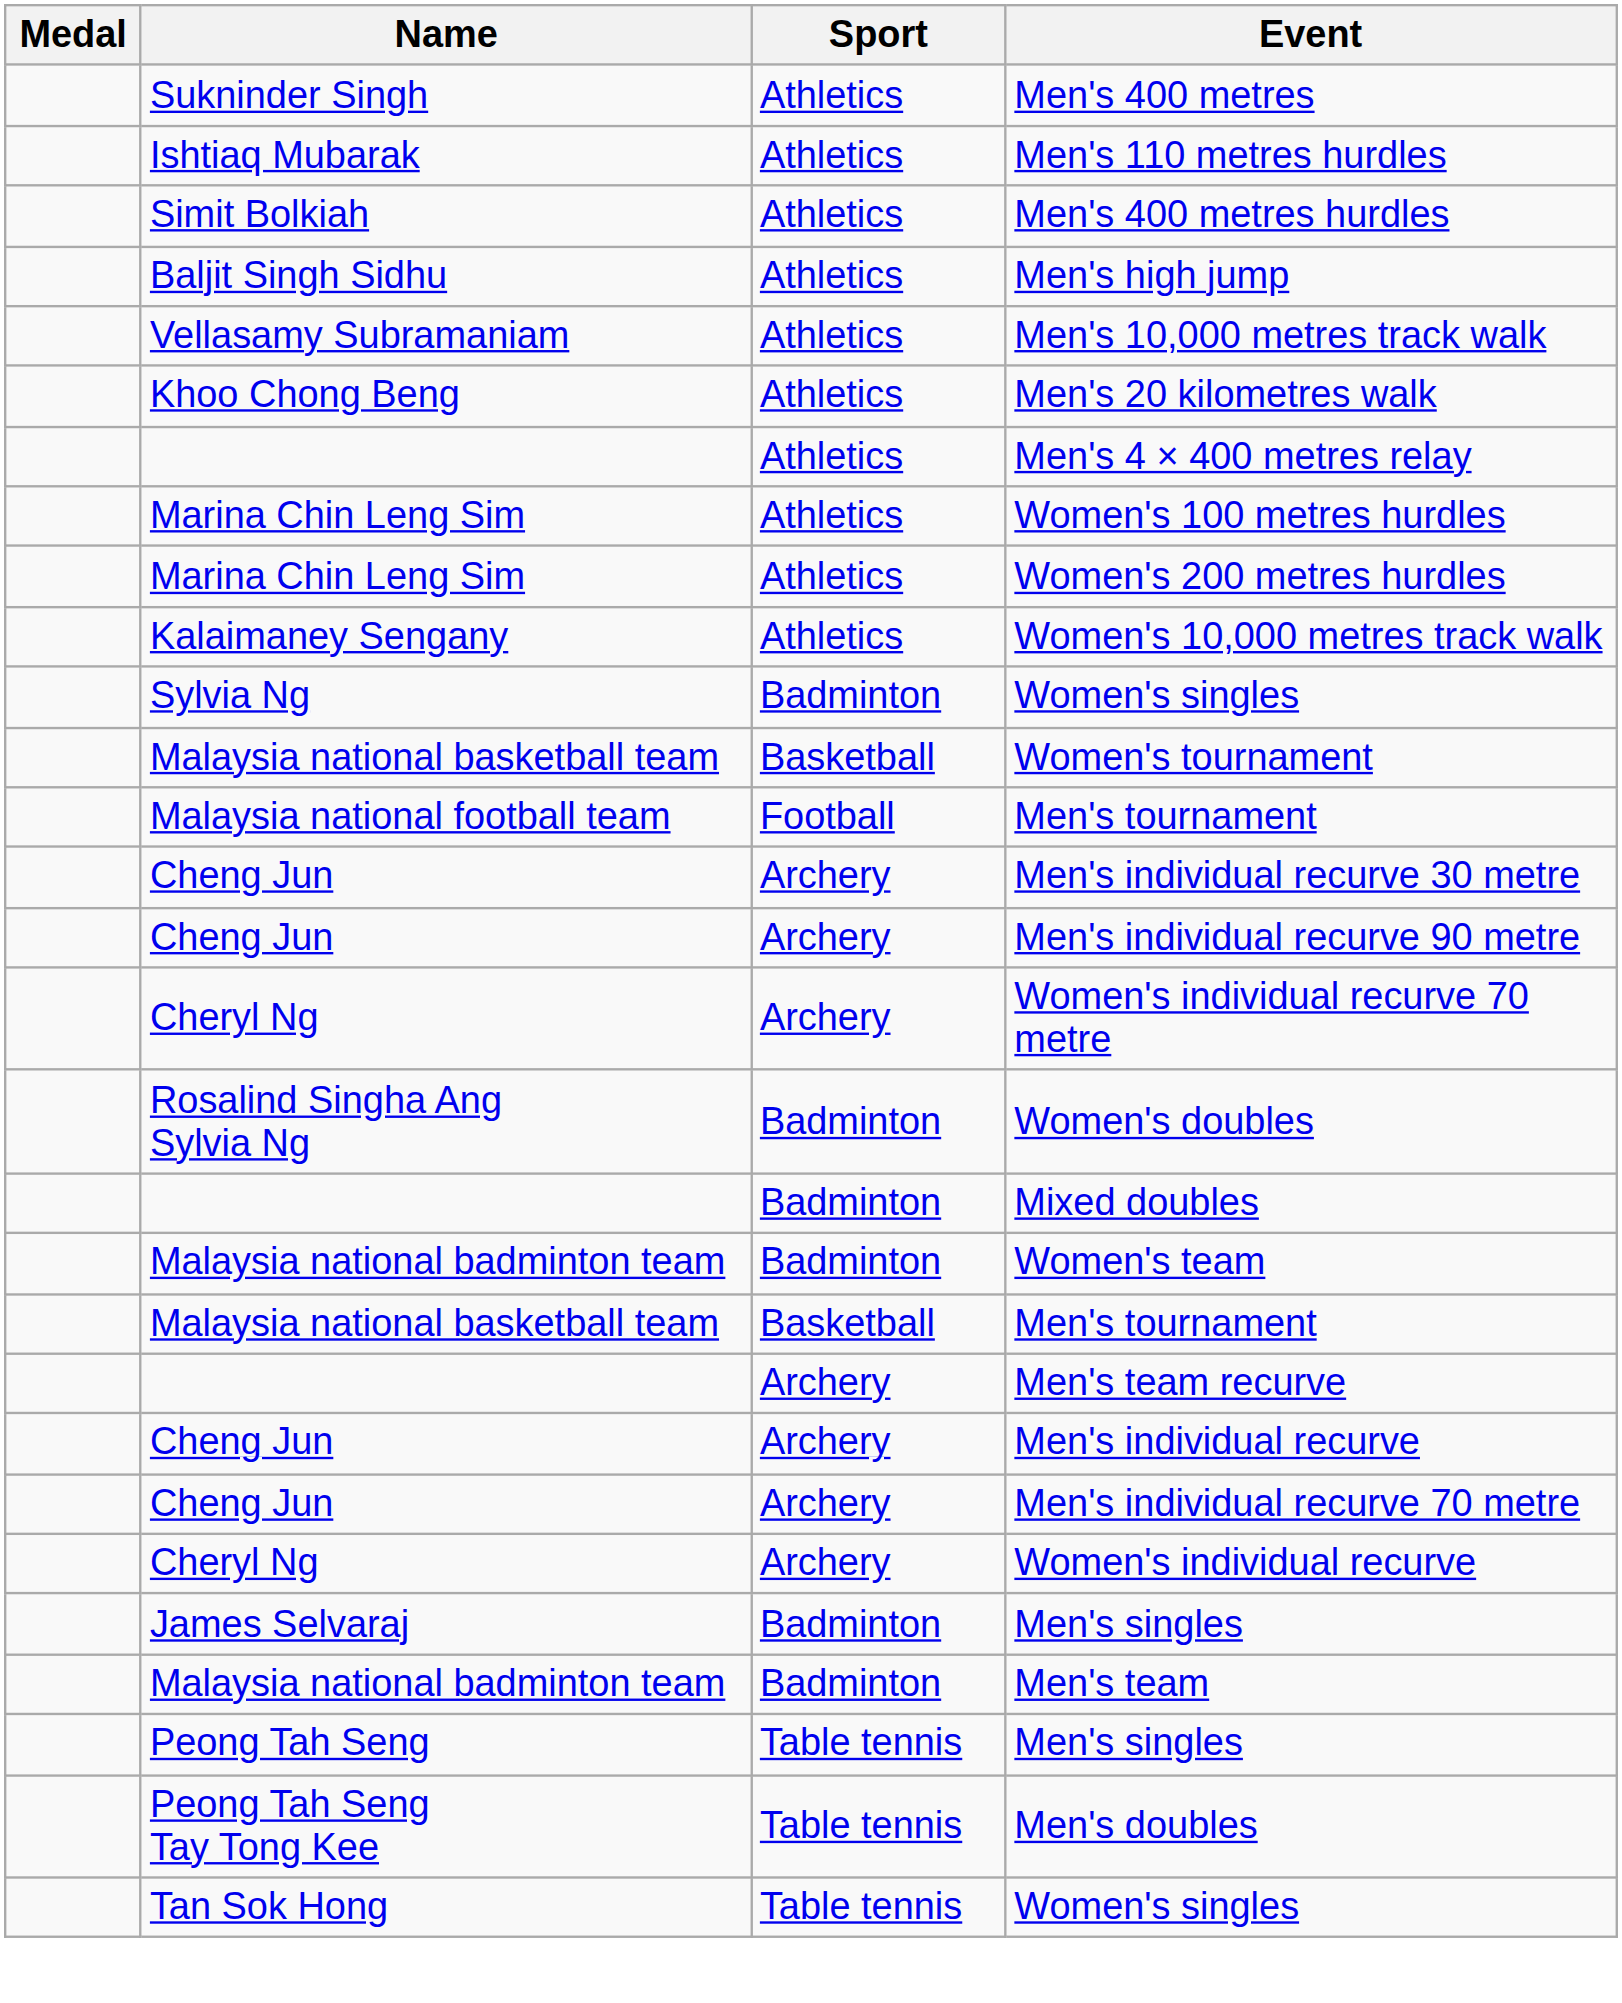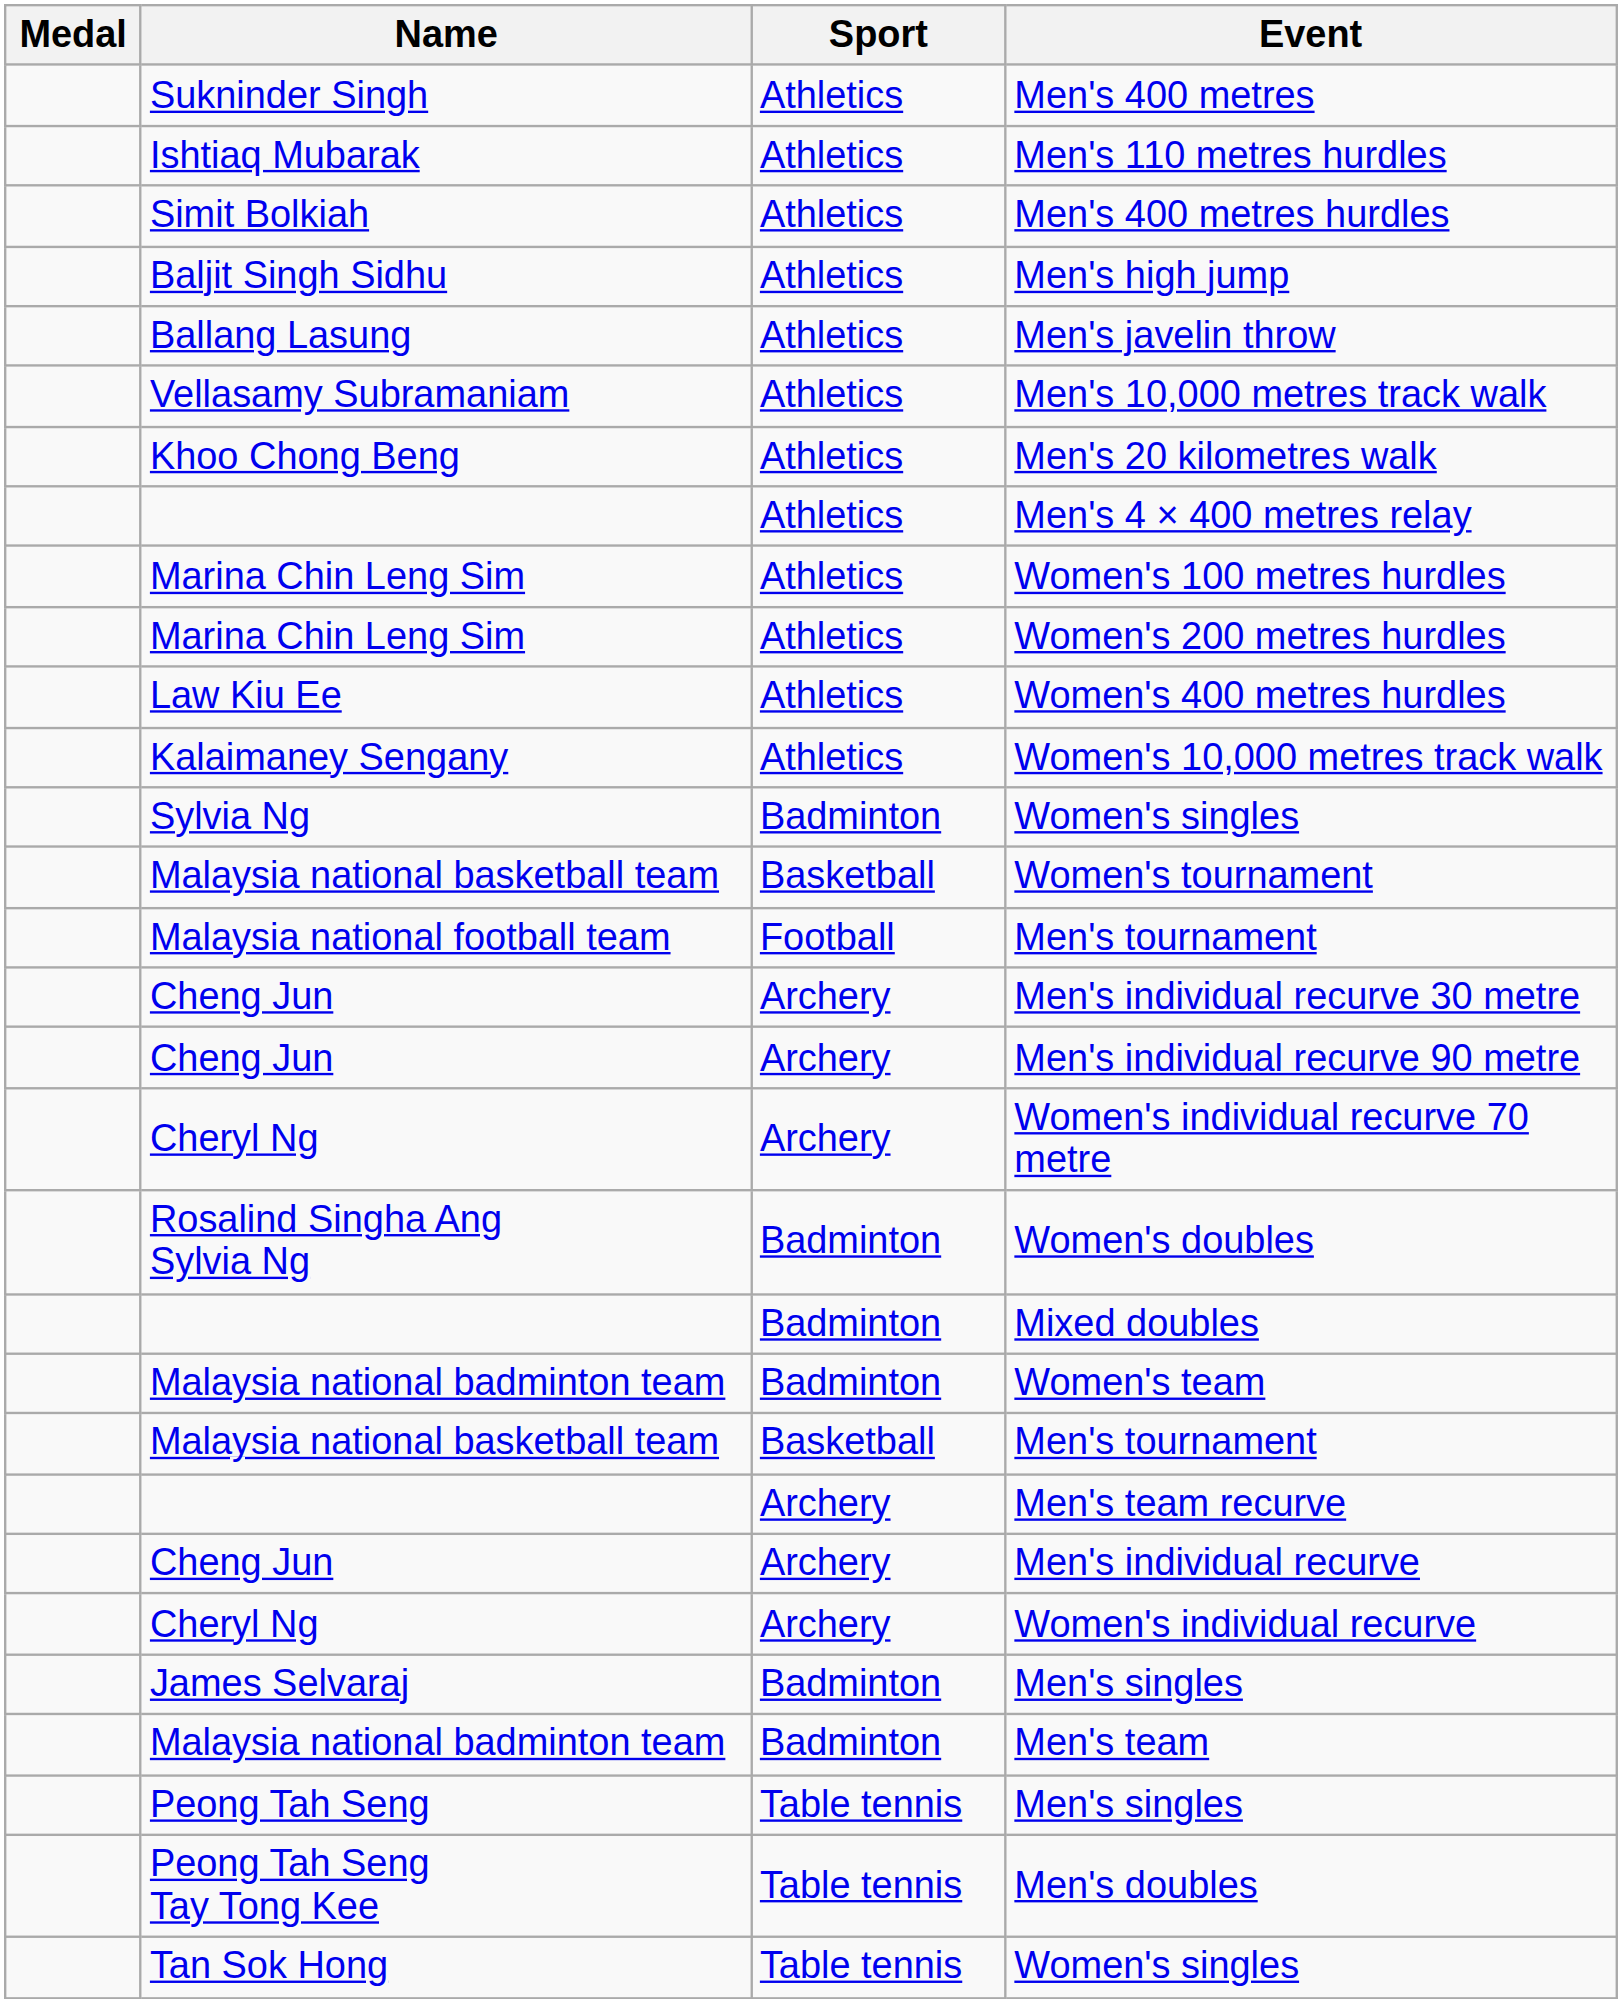+ row: (281, 335)
+ row: (246, 696)
- row: (242, 1503)
